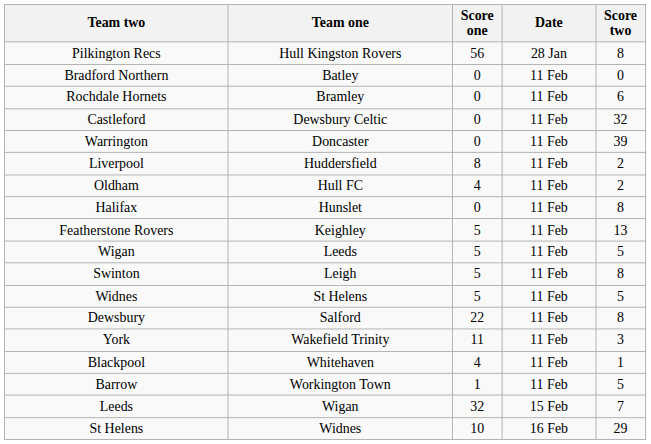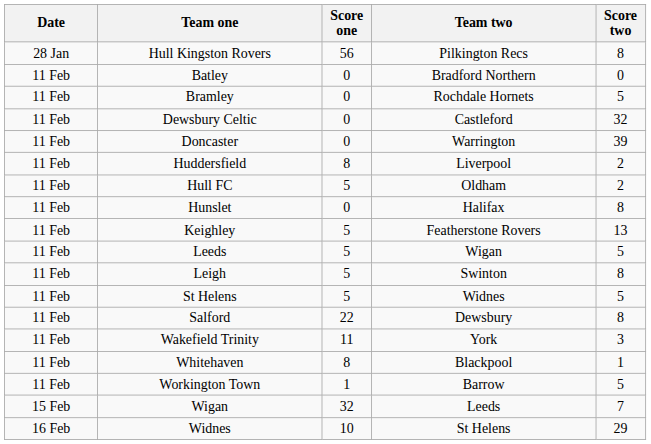columns swapped: (549, 23) <-> (116, 23)
(621, 97) 6 -> (621, 97) 5
(477, 185) 4 -> (347, 185) 5
(477, 362) 4 -> (347, 362) 8
